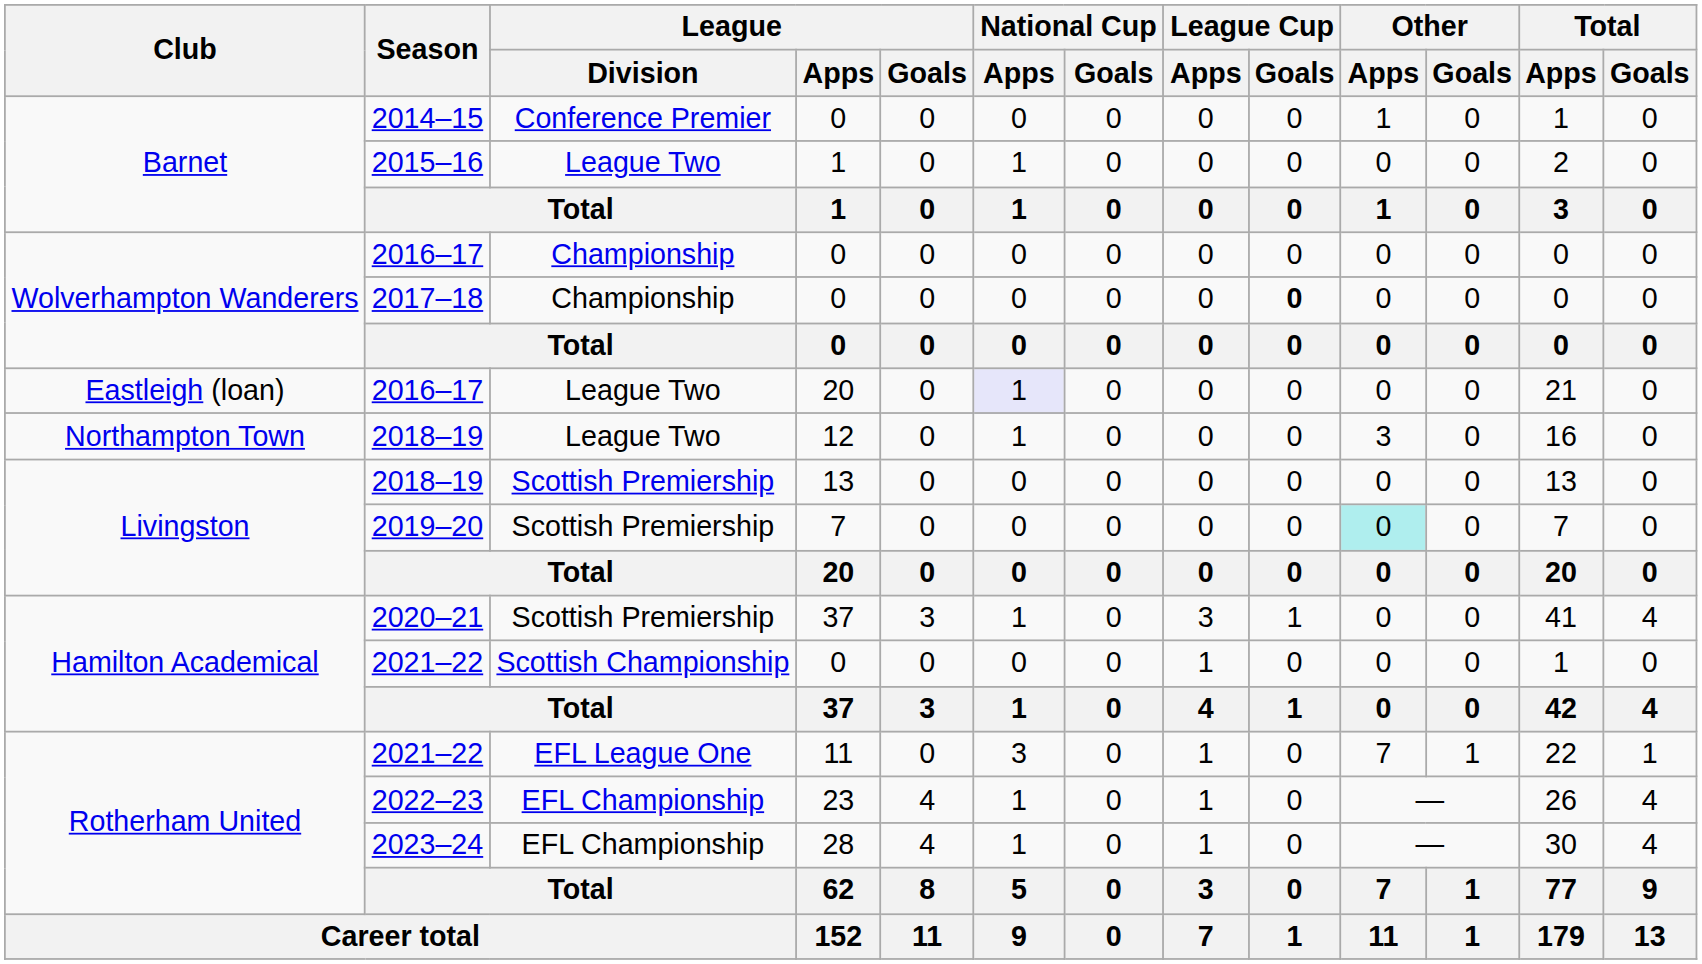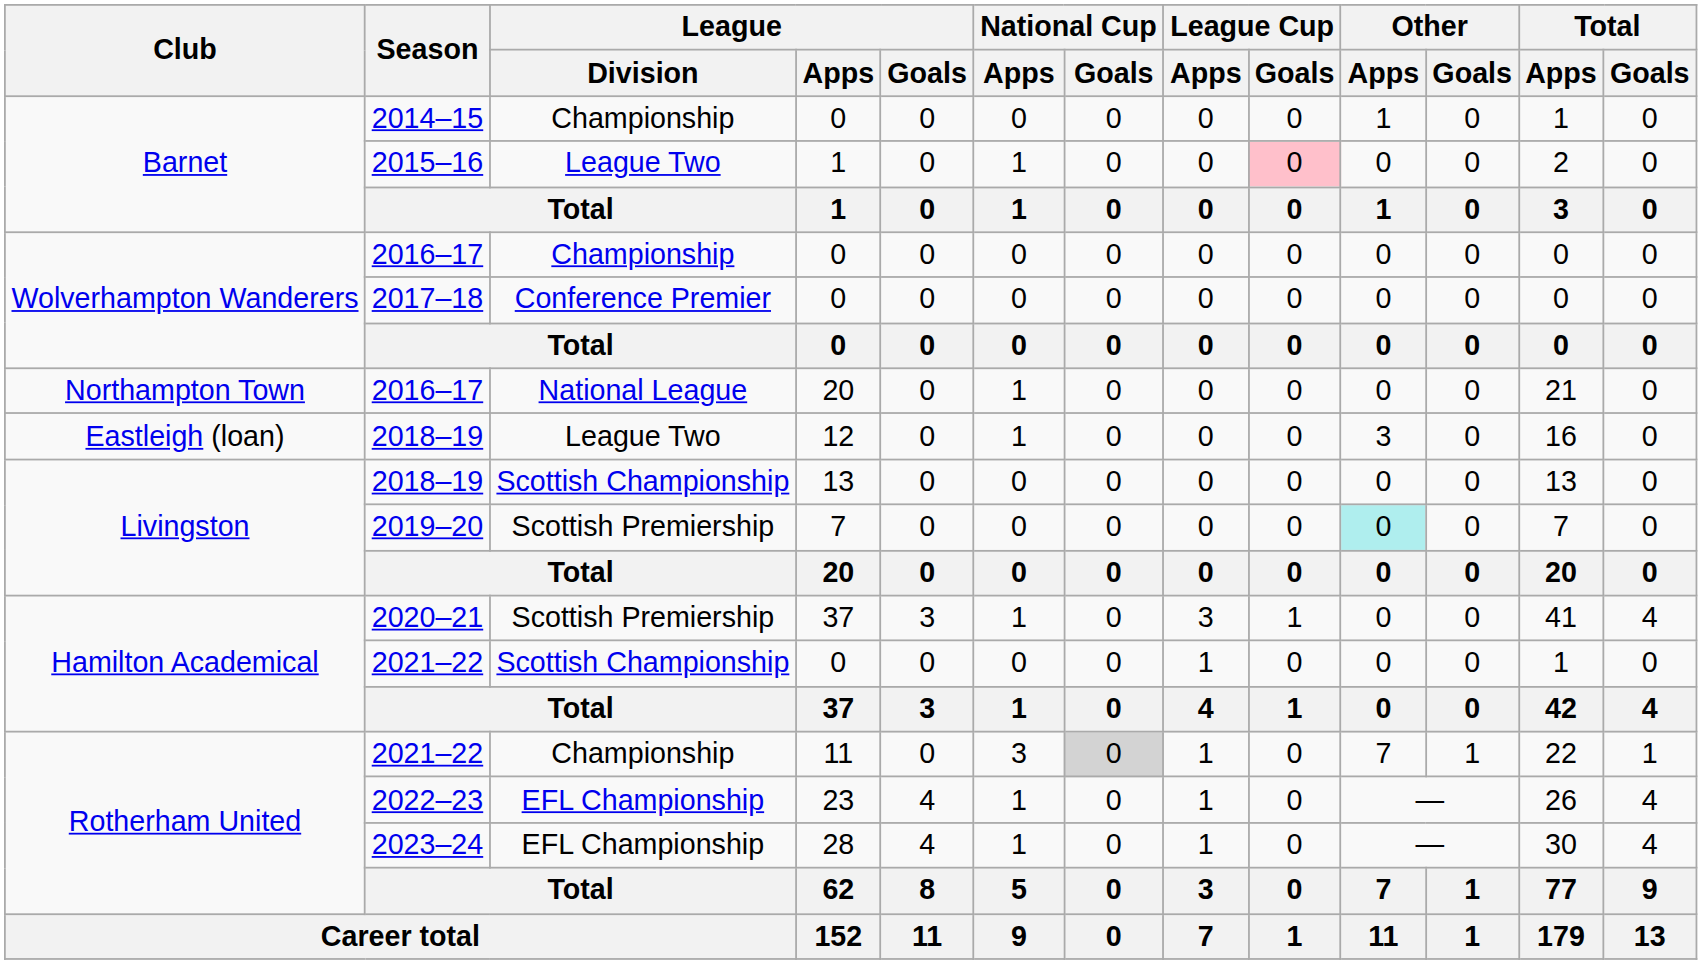(643, 118) Conference Premier -> (643, 118) Championship
(1295, 163) no background -> (1295, 163) pink background
(643, 299) Championship -> (643, 299) Conference Premier
(1295, 299) bold -> (1295, 299) normal
(185, 390) Eastleigh (loan) -> (185, 390) Northampton Town
(643, 390) League Two -> (643, 390) National League
(1019, 390) lavender background -> (1019, 390) no background
(185, 436) Northampton Town -> (185, 436) Eastleigh (loan)
(643, 481) Scottish Premiership -> (643, 481) Scottish Championship
(643, 753) EFL League One -> (643, 753) Championship
(1114, 753) no background -> (1114, 753) lightgrey background
